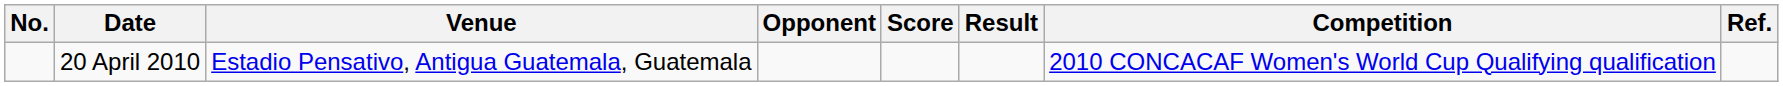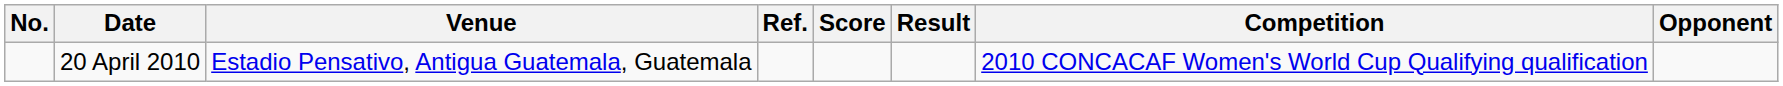columns swapped: (819, 23) <-> (1750, 23)
